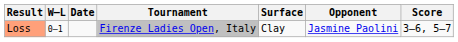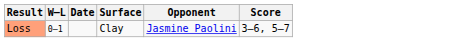- column: (178, 13)
